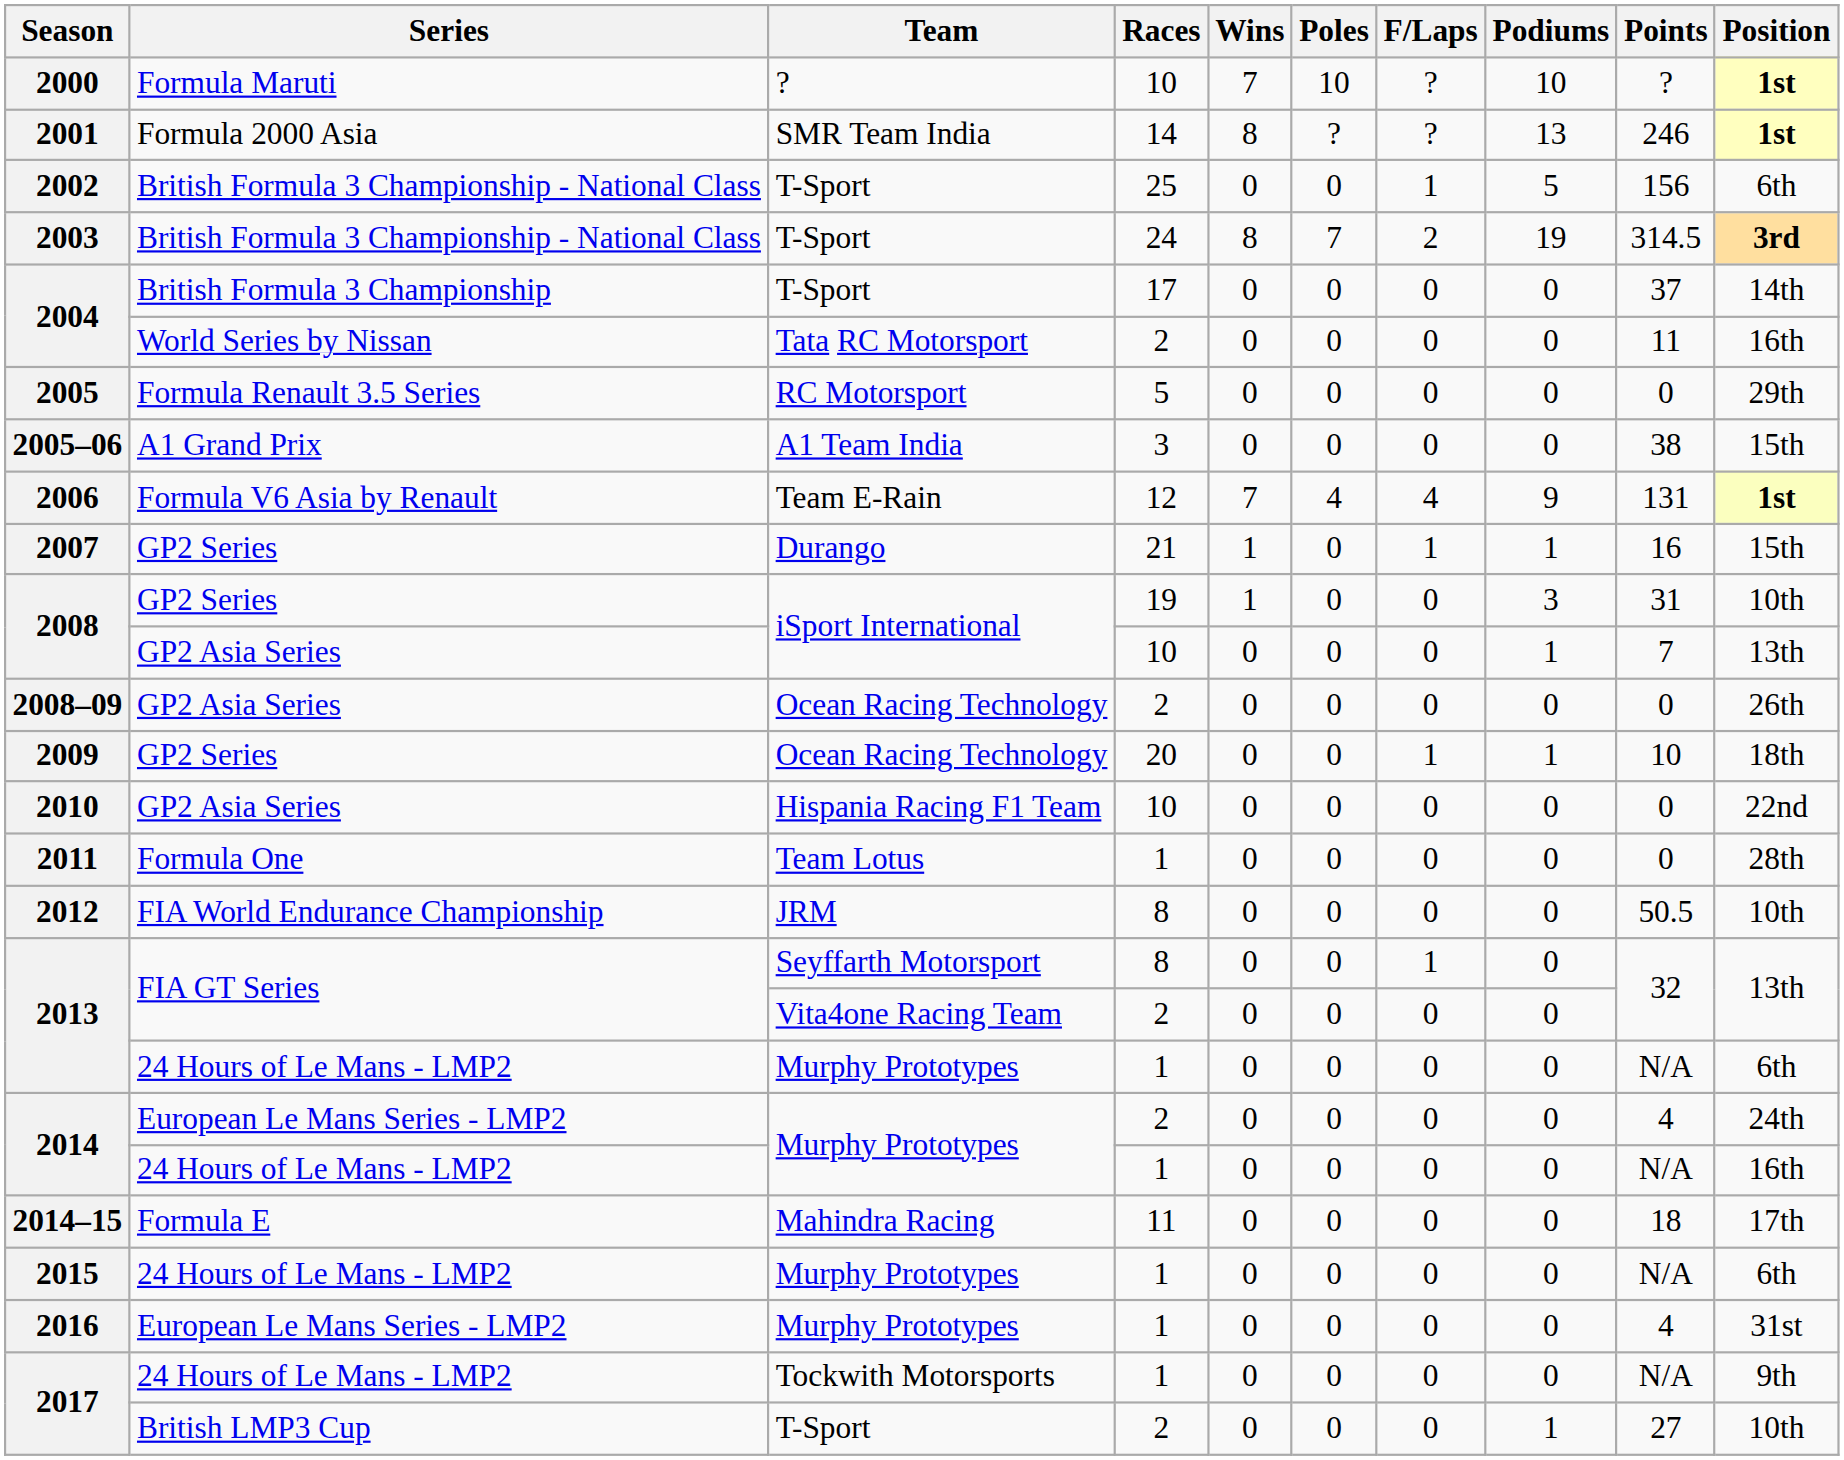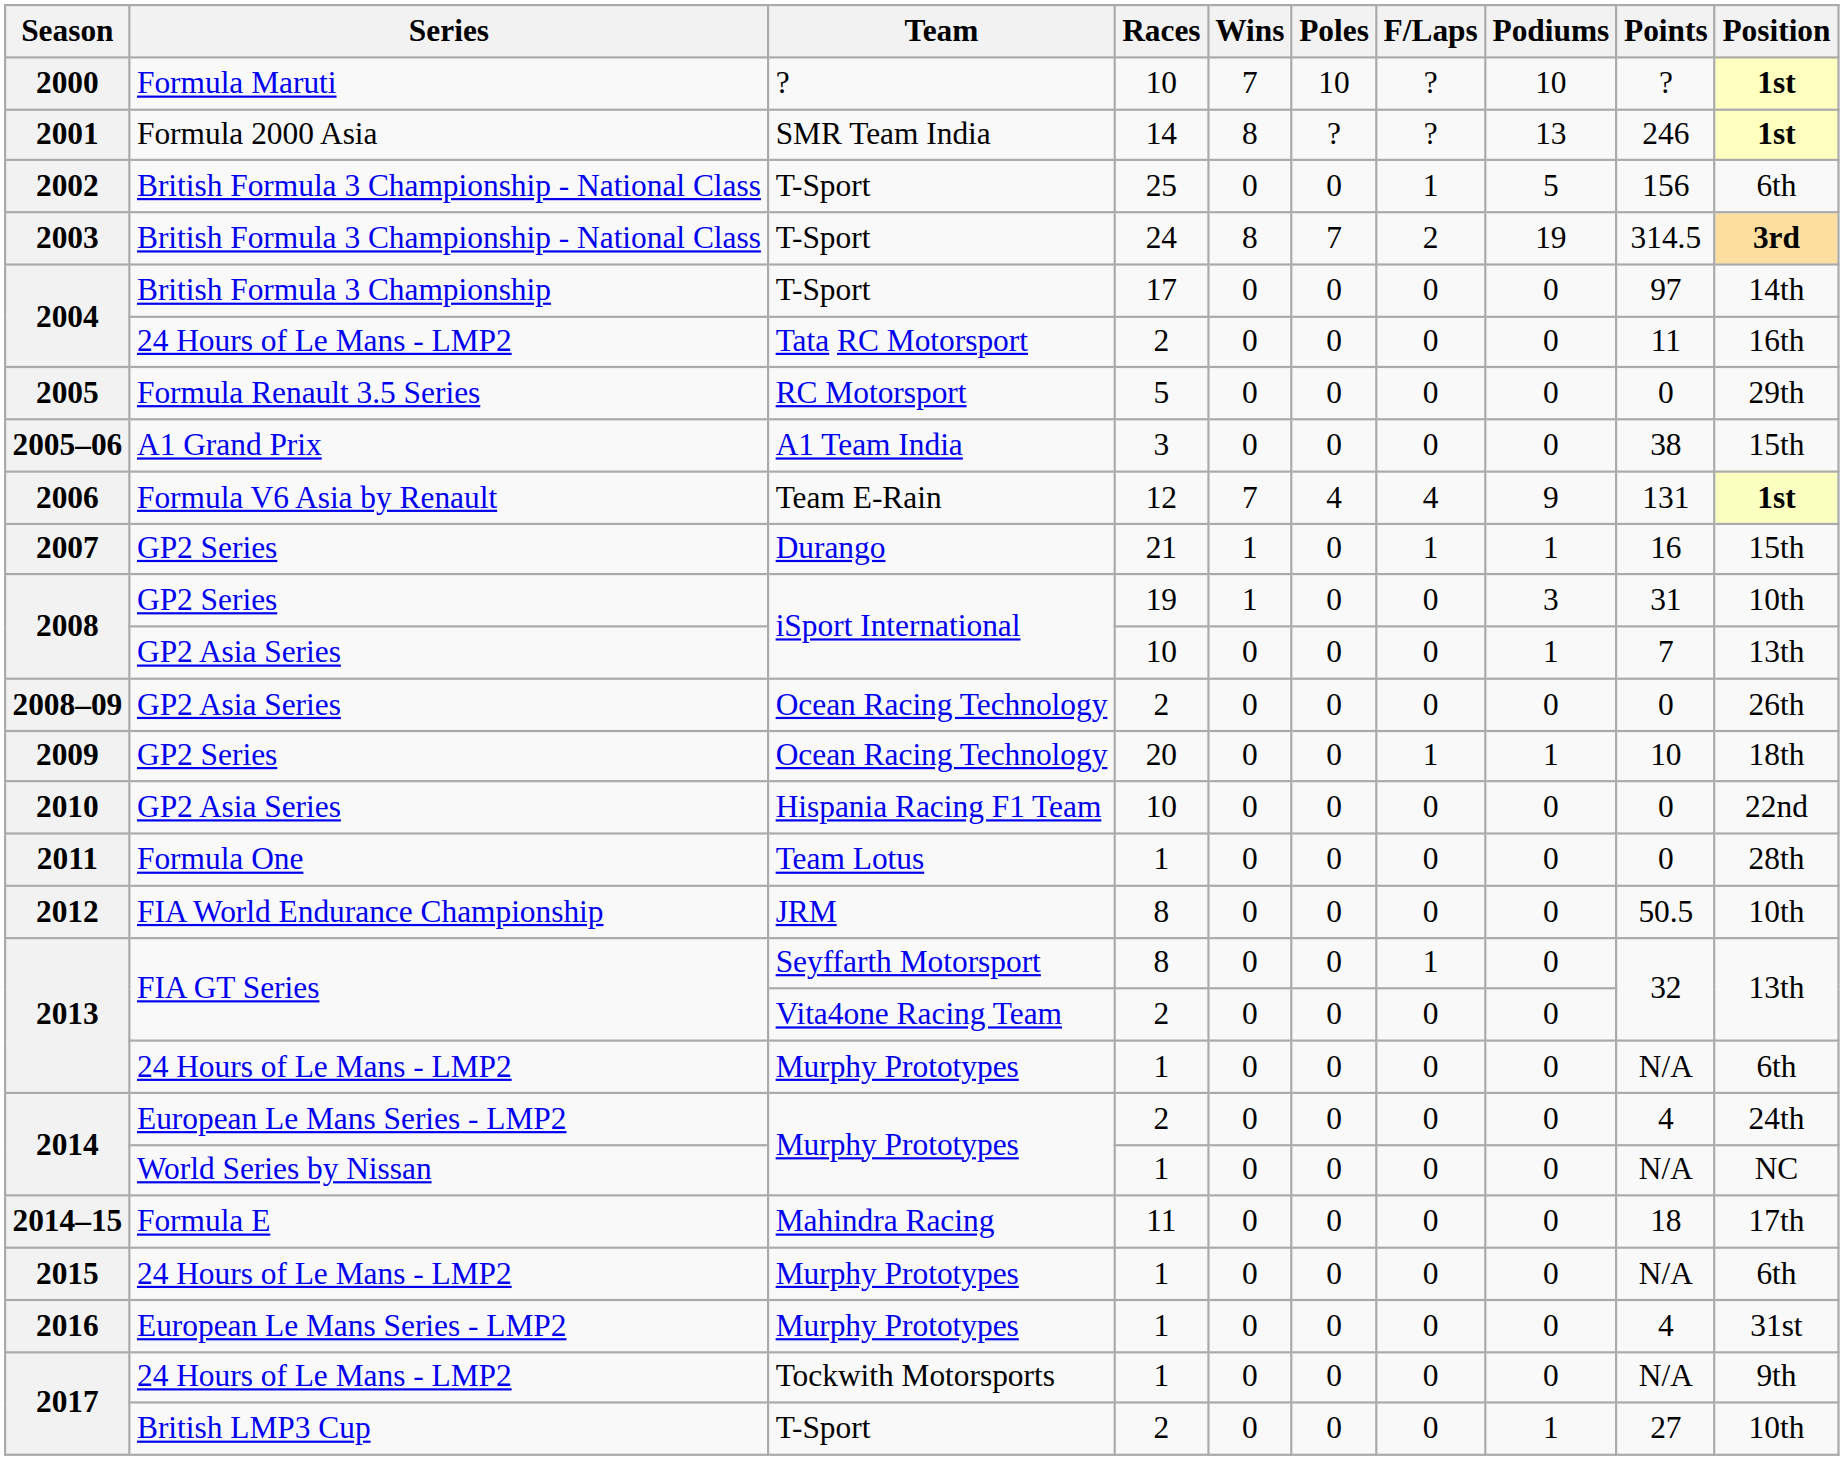(1666, 289) 37 -> (1666, 289) 97
(284, 341) World Series by Nissan -> (324, 341) 24 Hours of Le Mans - LMP2
(324, 1169) 24 Hours of Le Mans - LMP2 -> (284, 1169) World Series by Nissan
(1776, 1169) 16th -> (1776, 1169) NC
